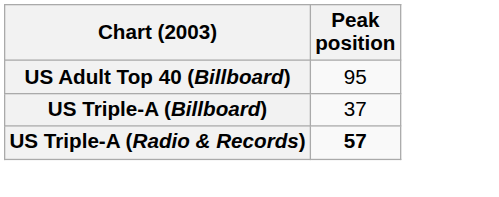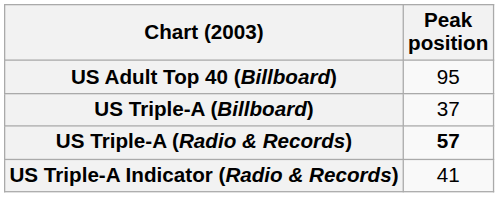+ row: (204, 175)
